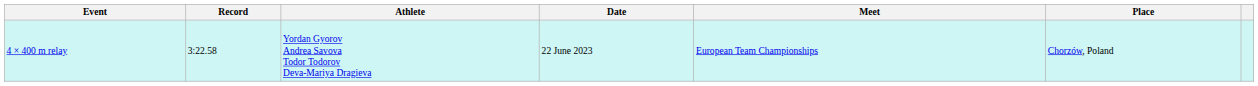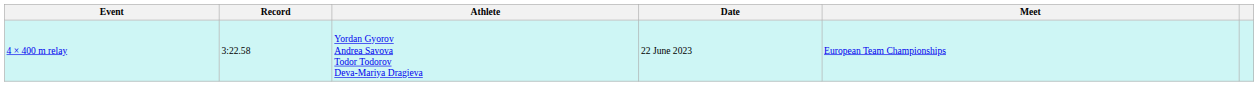- column: (1143, 12)
